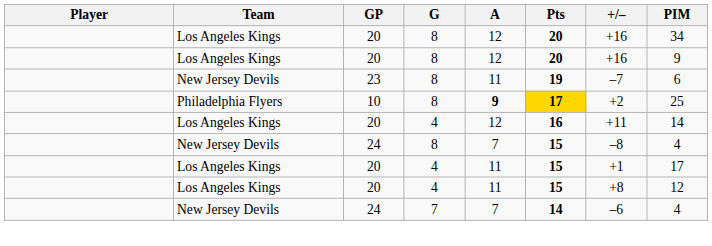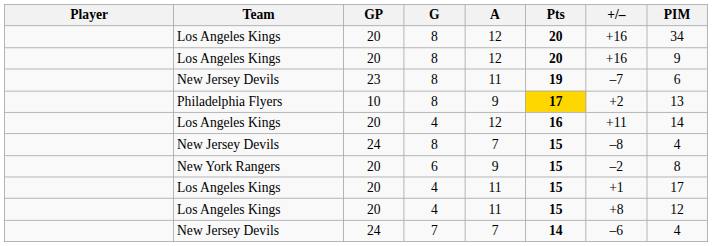(495, 101) bold -> (495, 101) normal
(677, 101) 25 -> (677, 101) 13
+ row: (229, 166)
